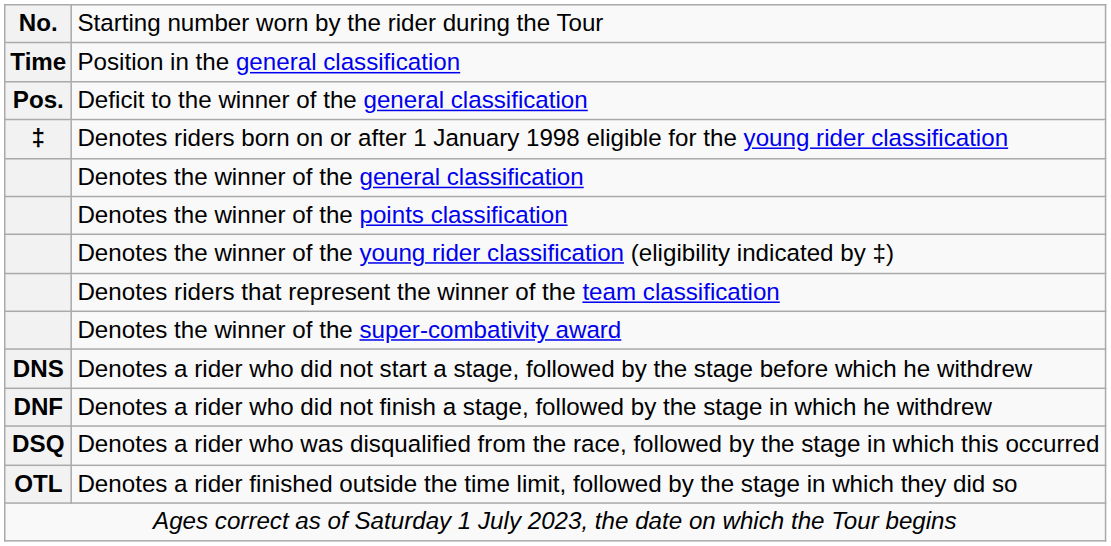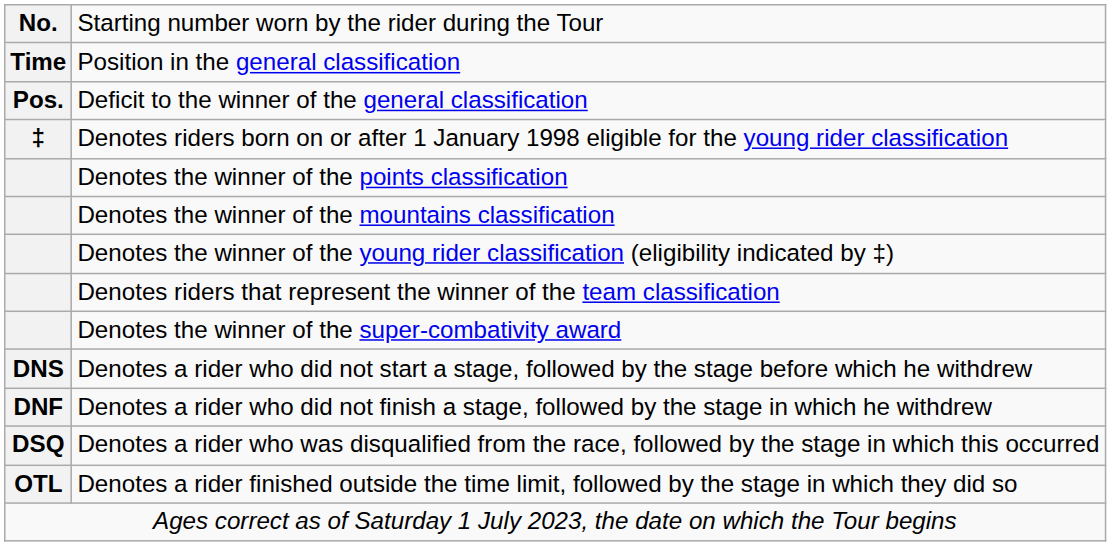- row: (331, 176)
+ row: (346, 215)
